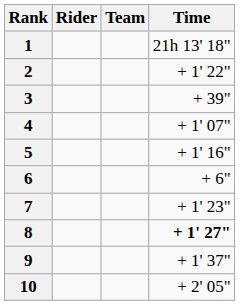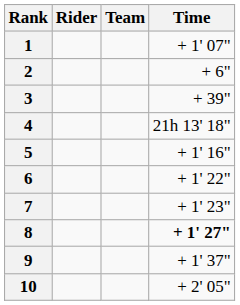(192, 44) 21h 13' 18" -> (204, 44) + 1' 07"
(204, 71) + 1' 22" -> (216, 71) + 6"
(204, 125) + 1' 07" -> (192, 125) 21h 13' 18"
(216, 179) + 6" -> (204, 179) + 1' 22"
